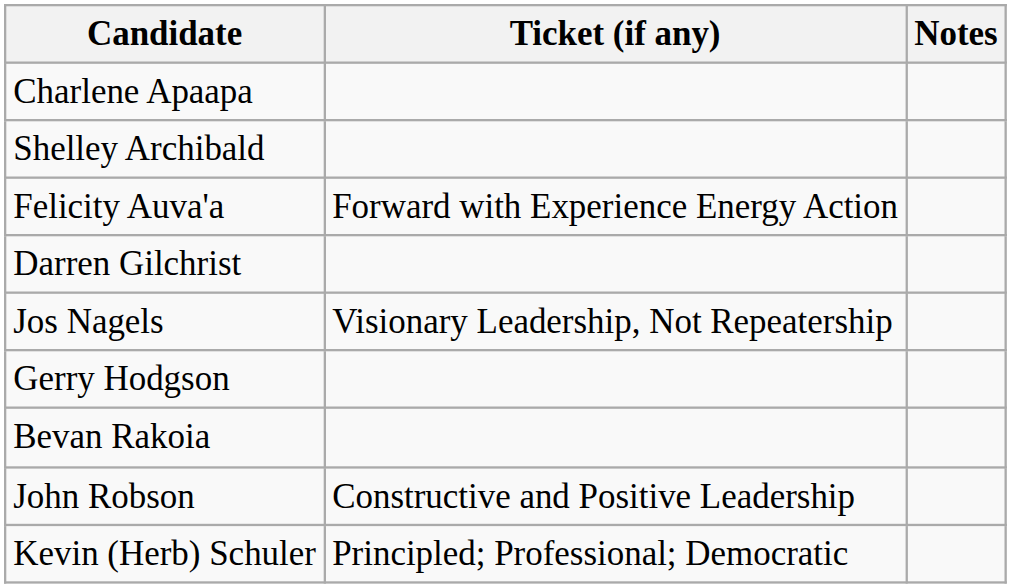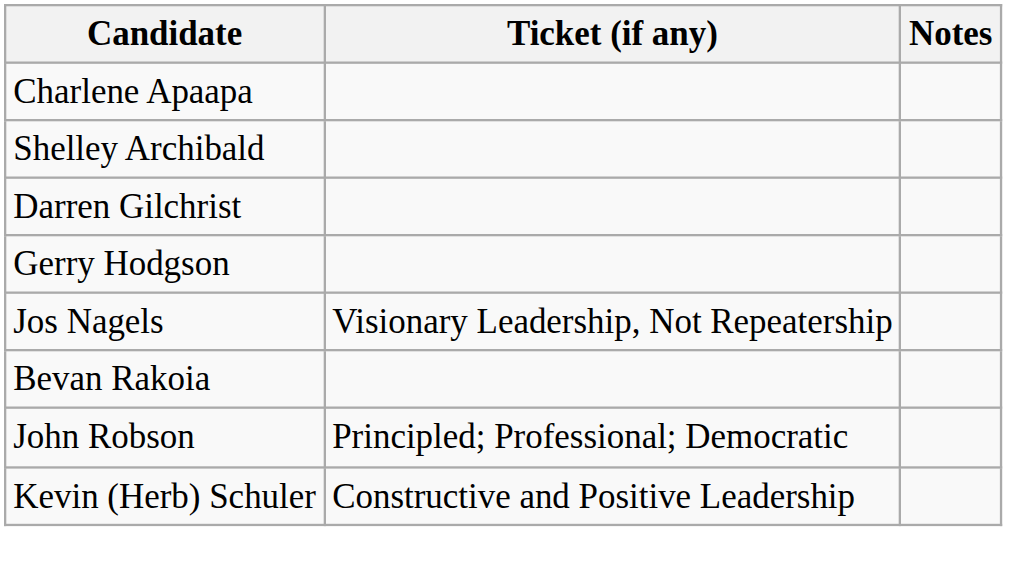- row: (119, 206)
rows swapped: (121, 379) <-> (88, 321)
(594, 494) Constructive and Positive Leadership -> (590, 437) Principled; Professional; Democratic
(590, 552) Principled; Professional; Democratic -> (594, 494) Constructive and Positive Leadership
